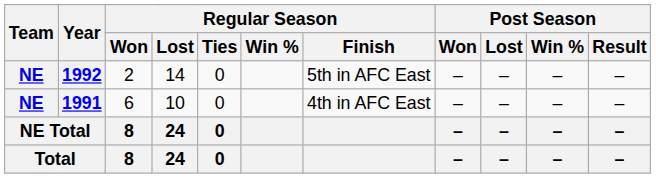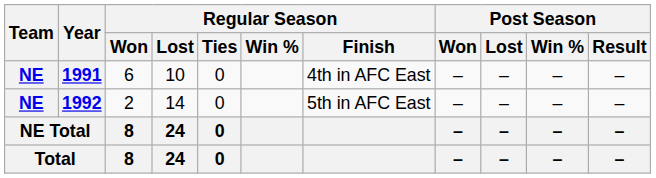rows swapped: (82, 103) <-> (82, 75)
